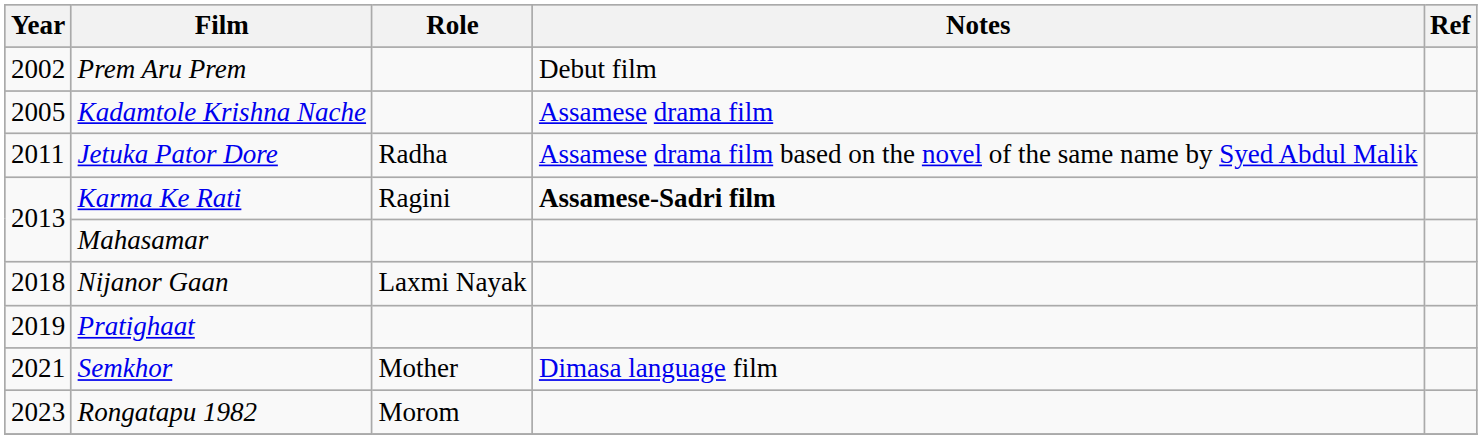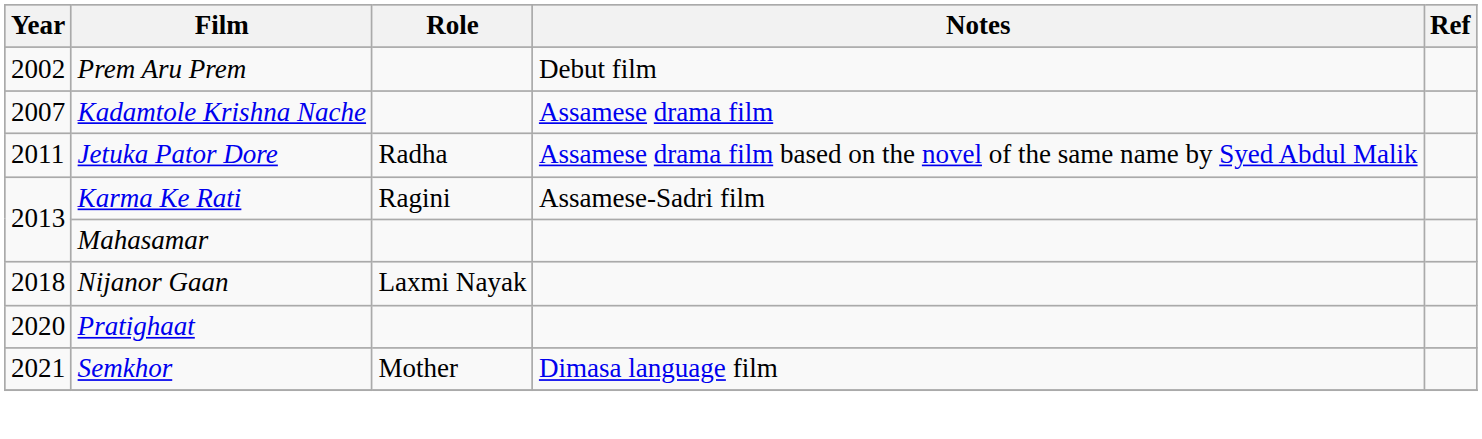(38, 111) 2005 -> (38, 111) 2007
(657, 197) bold -> (652, 197) normal
(38, 326) 2019 -> (38, 326) 2020
- row: (167, 411)
